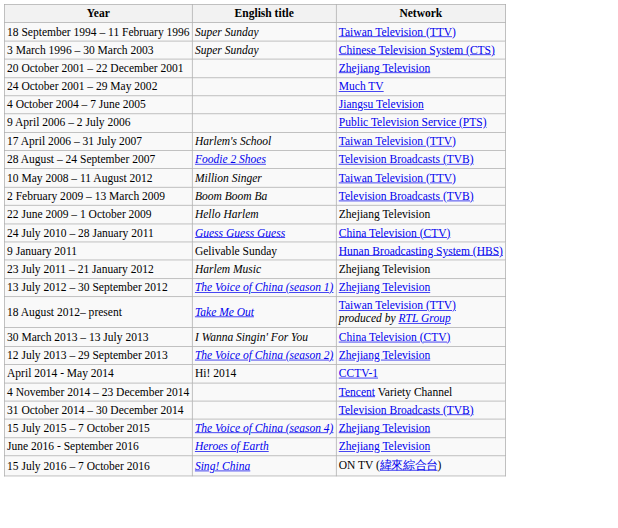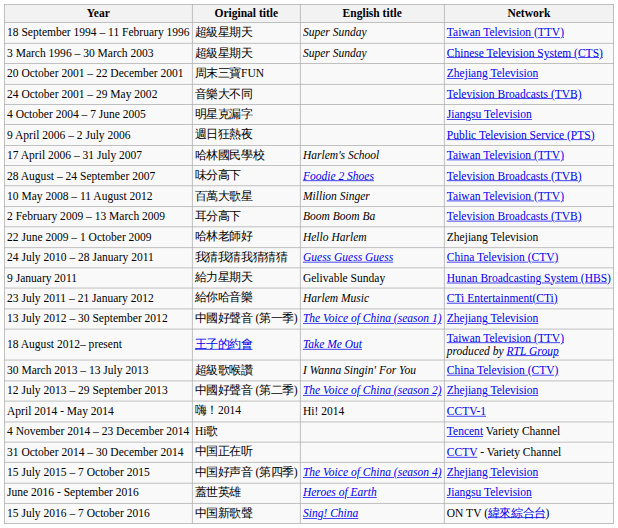+ column: (246, 13)
(361, 86) Much TV -> (514, 94) Television Broadcasts (TVB)
(384, 269) Zhejiang Television -> (502, 298) CTi Entertainment(CTi)
(406, 410) Television Broadcasts (TVB) -> (504, 452) CCTV - Variety Channel
(384, 446) Zhejiang Television -> (489, 493) Jiangsu Television
